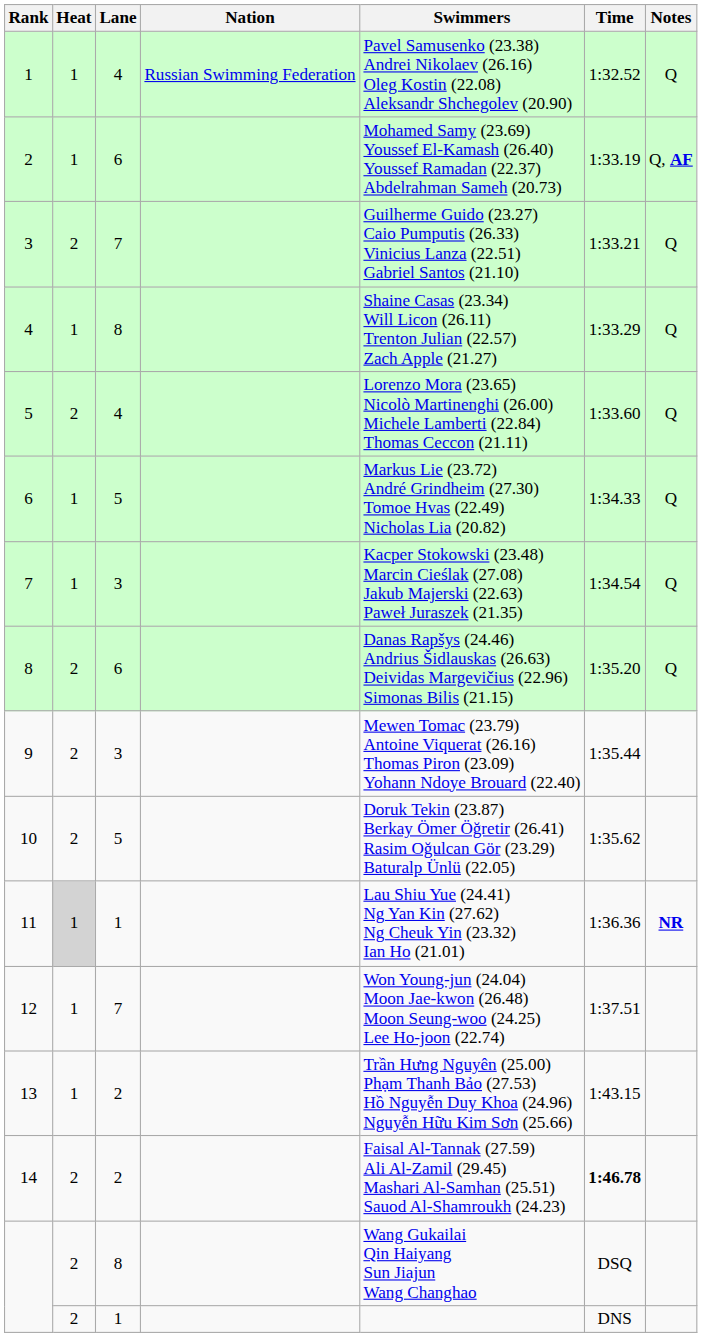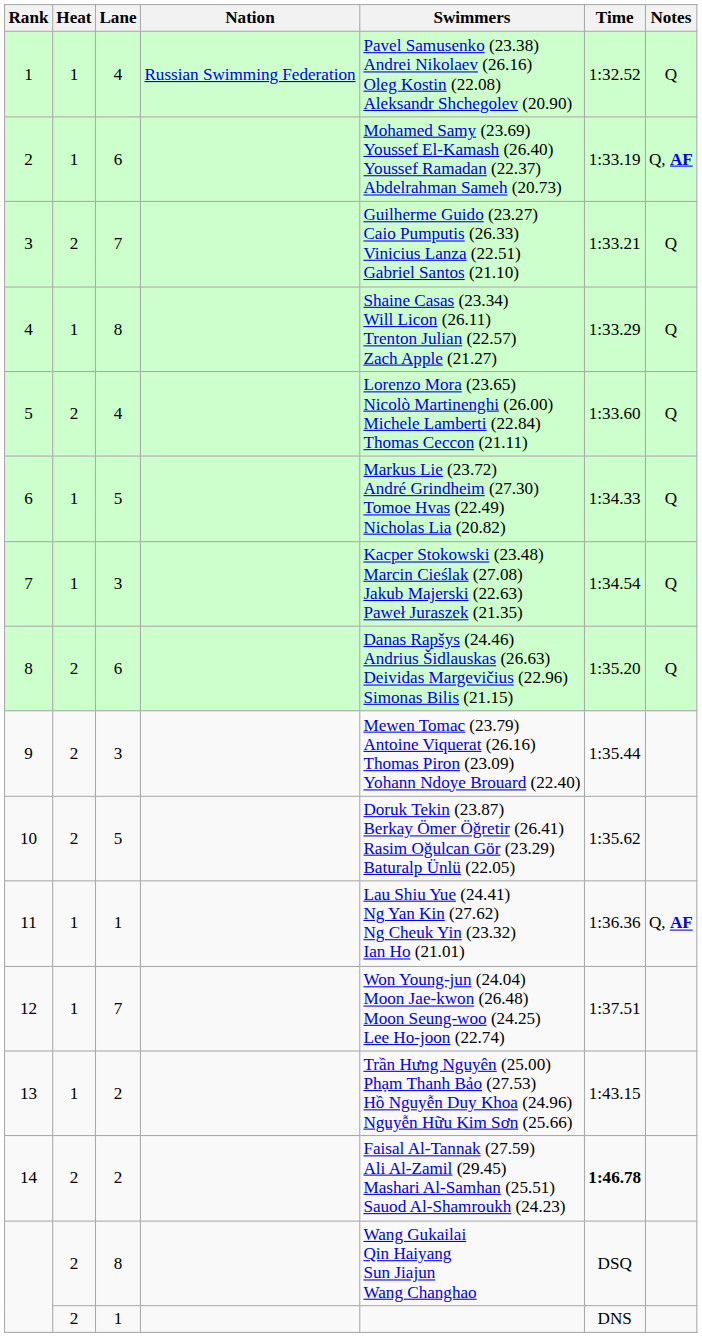(74, 923) lightgrey background -> (74, 923) no background
(671, 923) NR -> (671, 923) Q, AF
